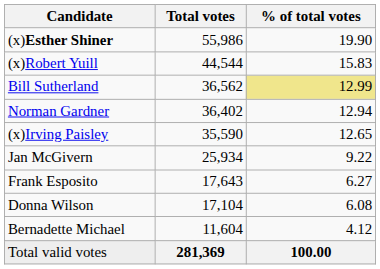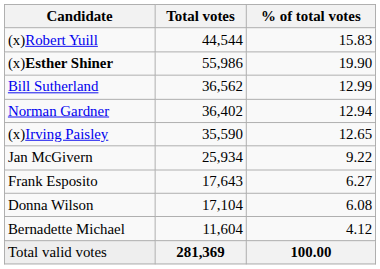rows swapped: (60, 39) <-> (53, 63)
(355, 87) khaki background -> (355, 87) no background
